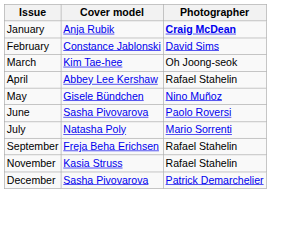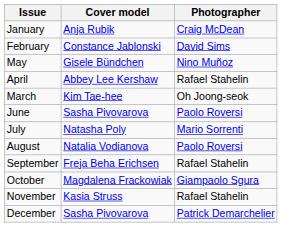(201, 29) bold -> (210, 29) normal
rows swapped: (21, 63) <-> (17, 96)
+ row: (23, 146)
+ row: (26, 180)
